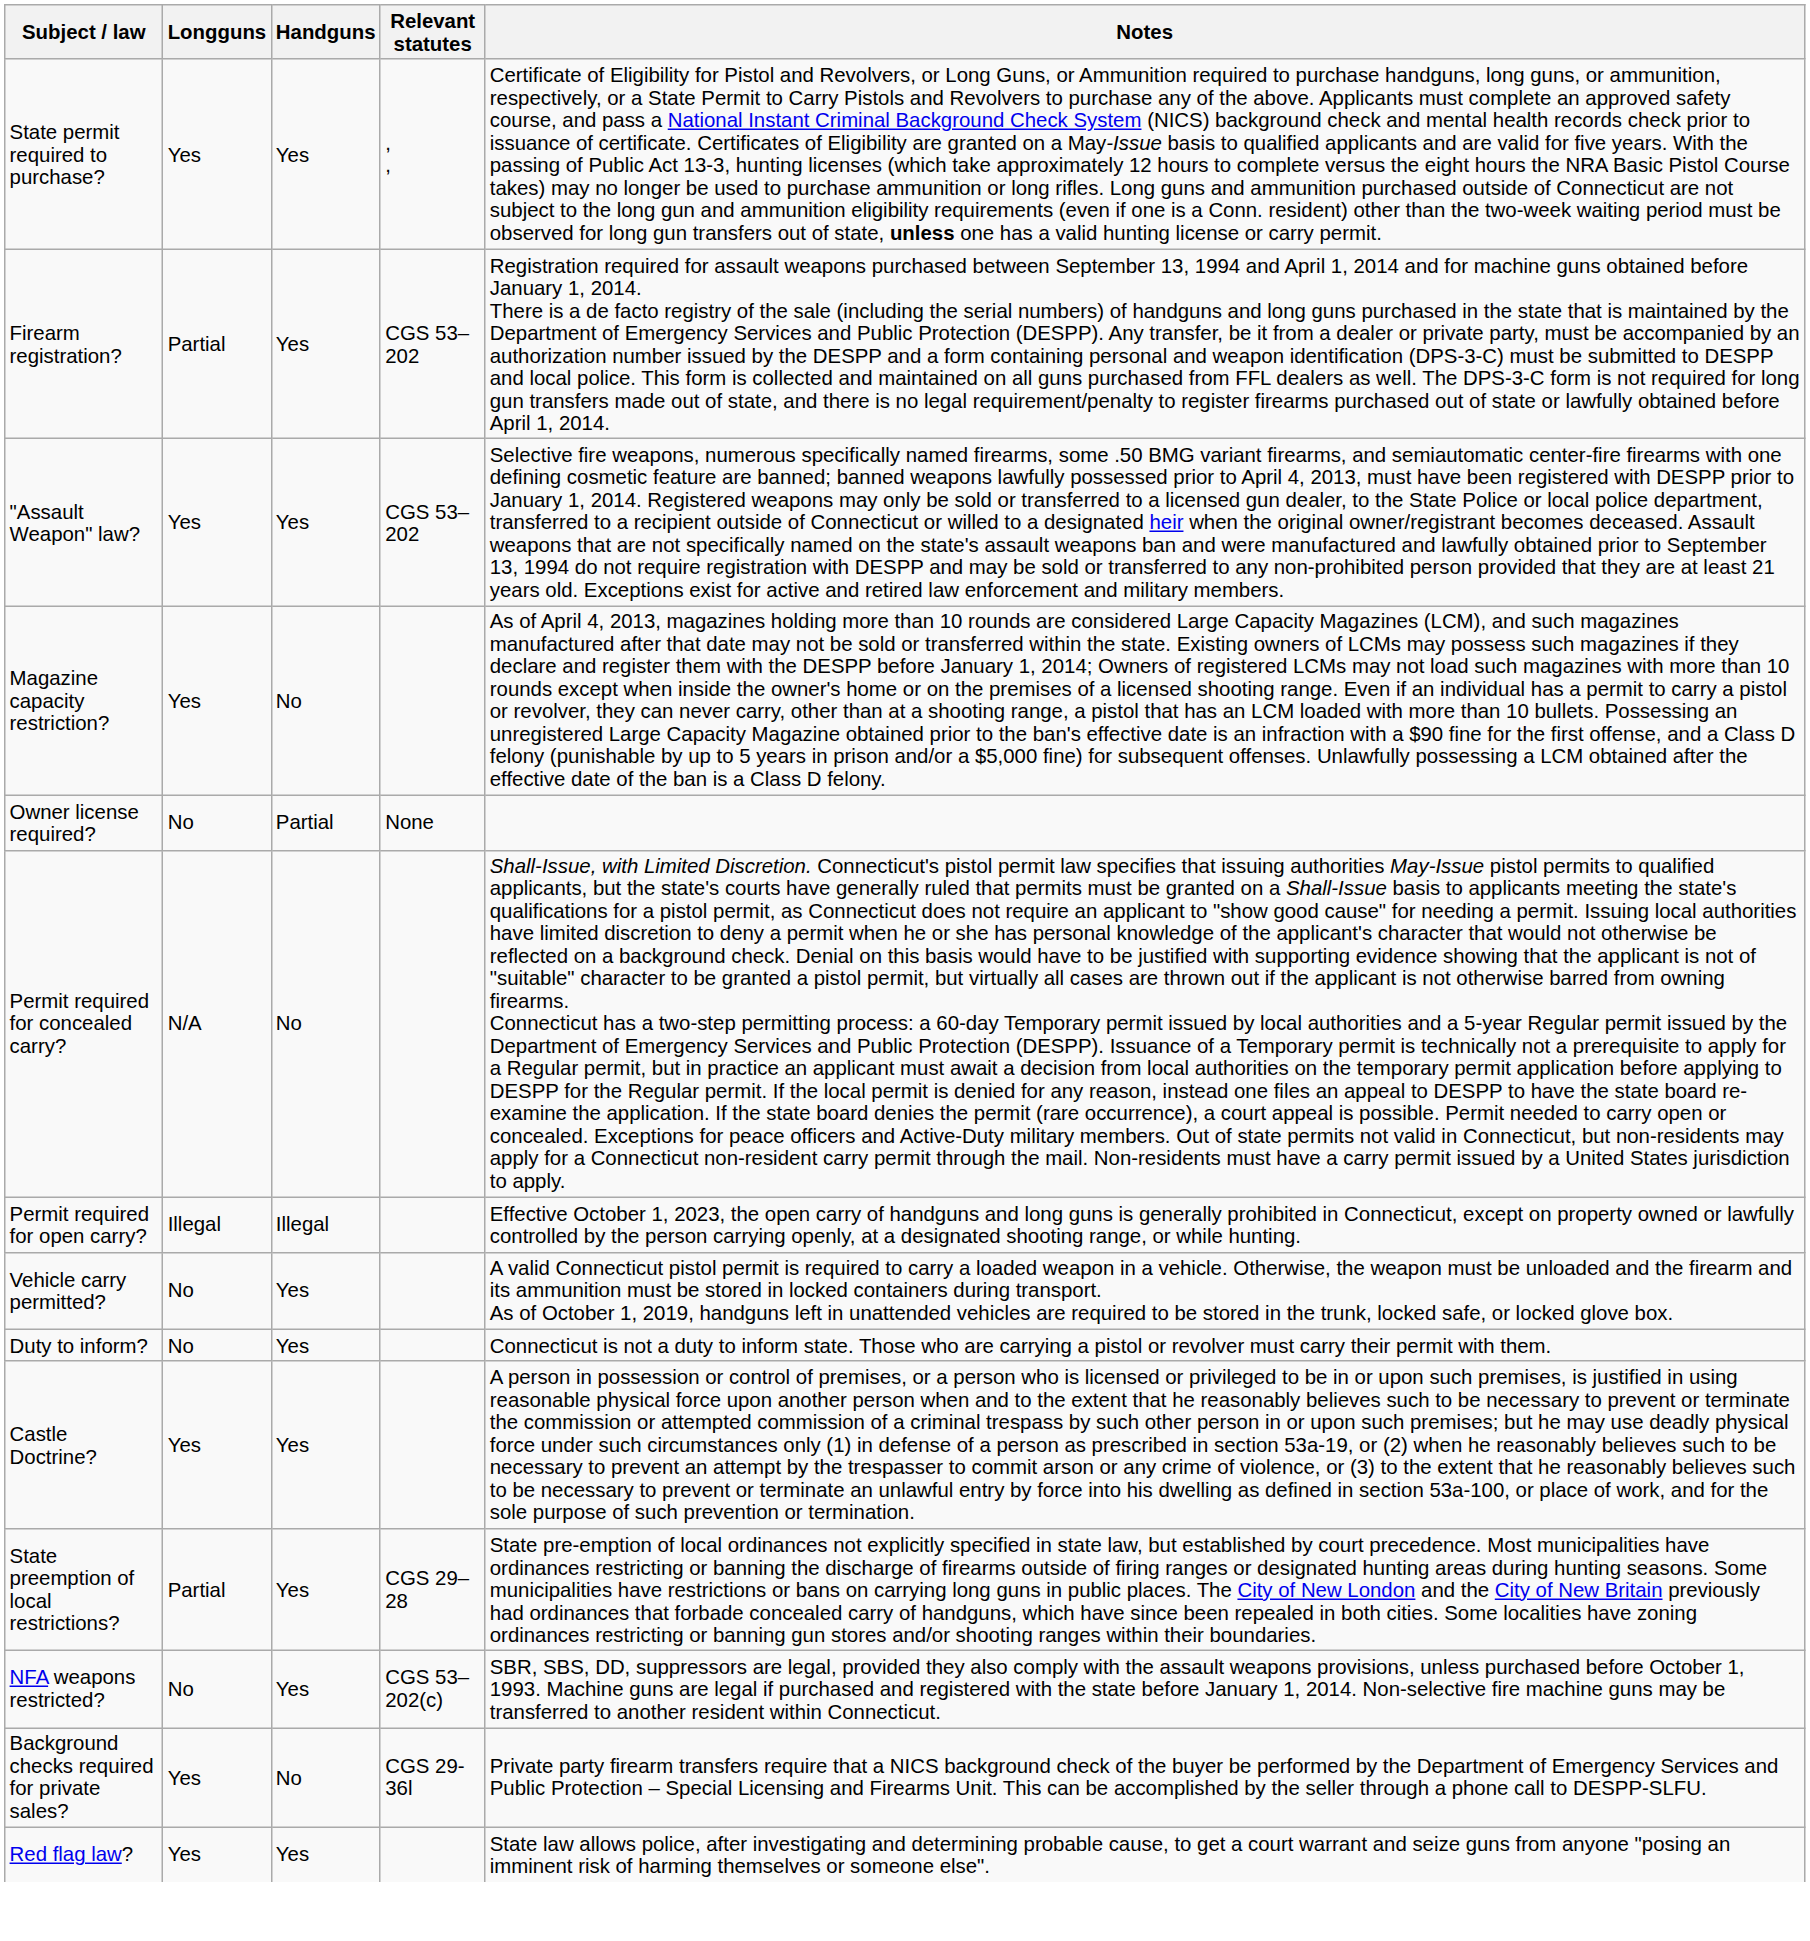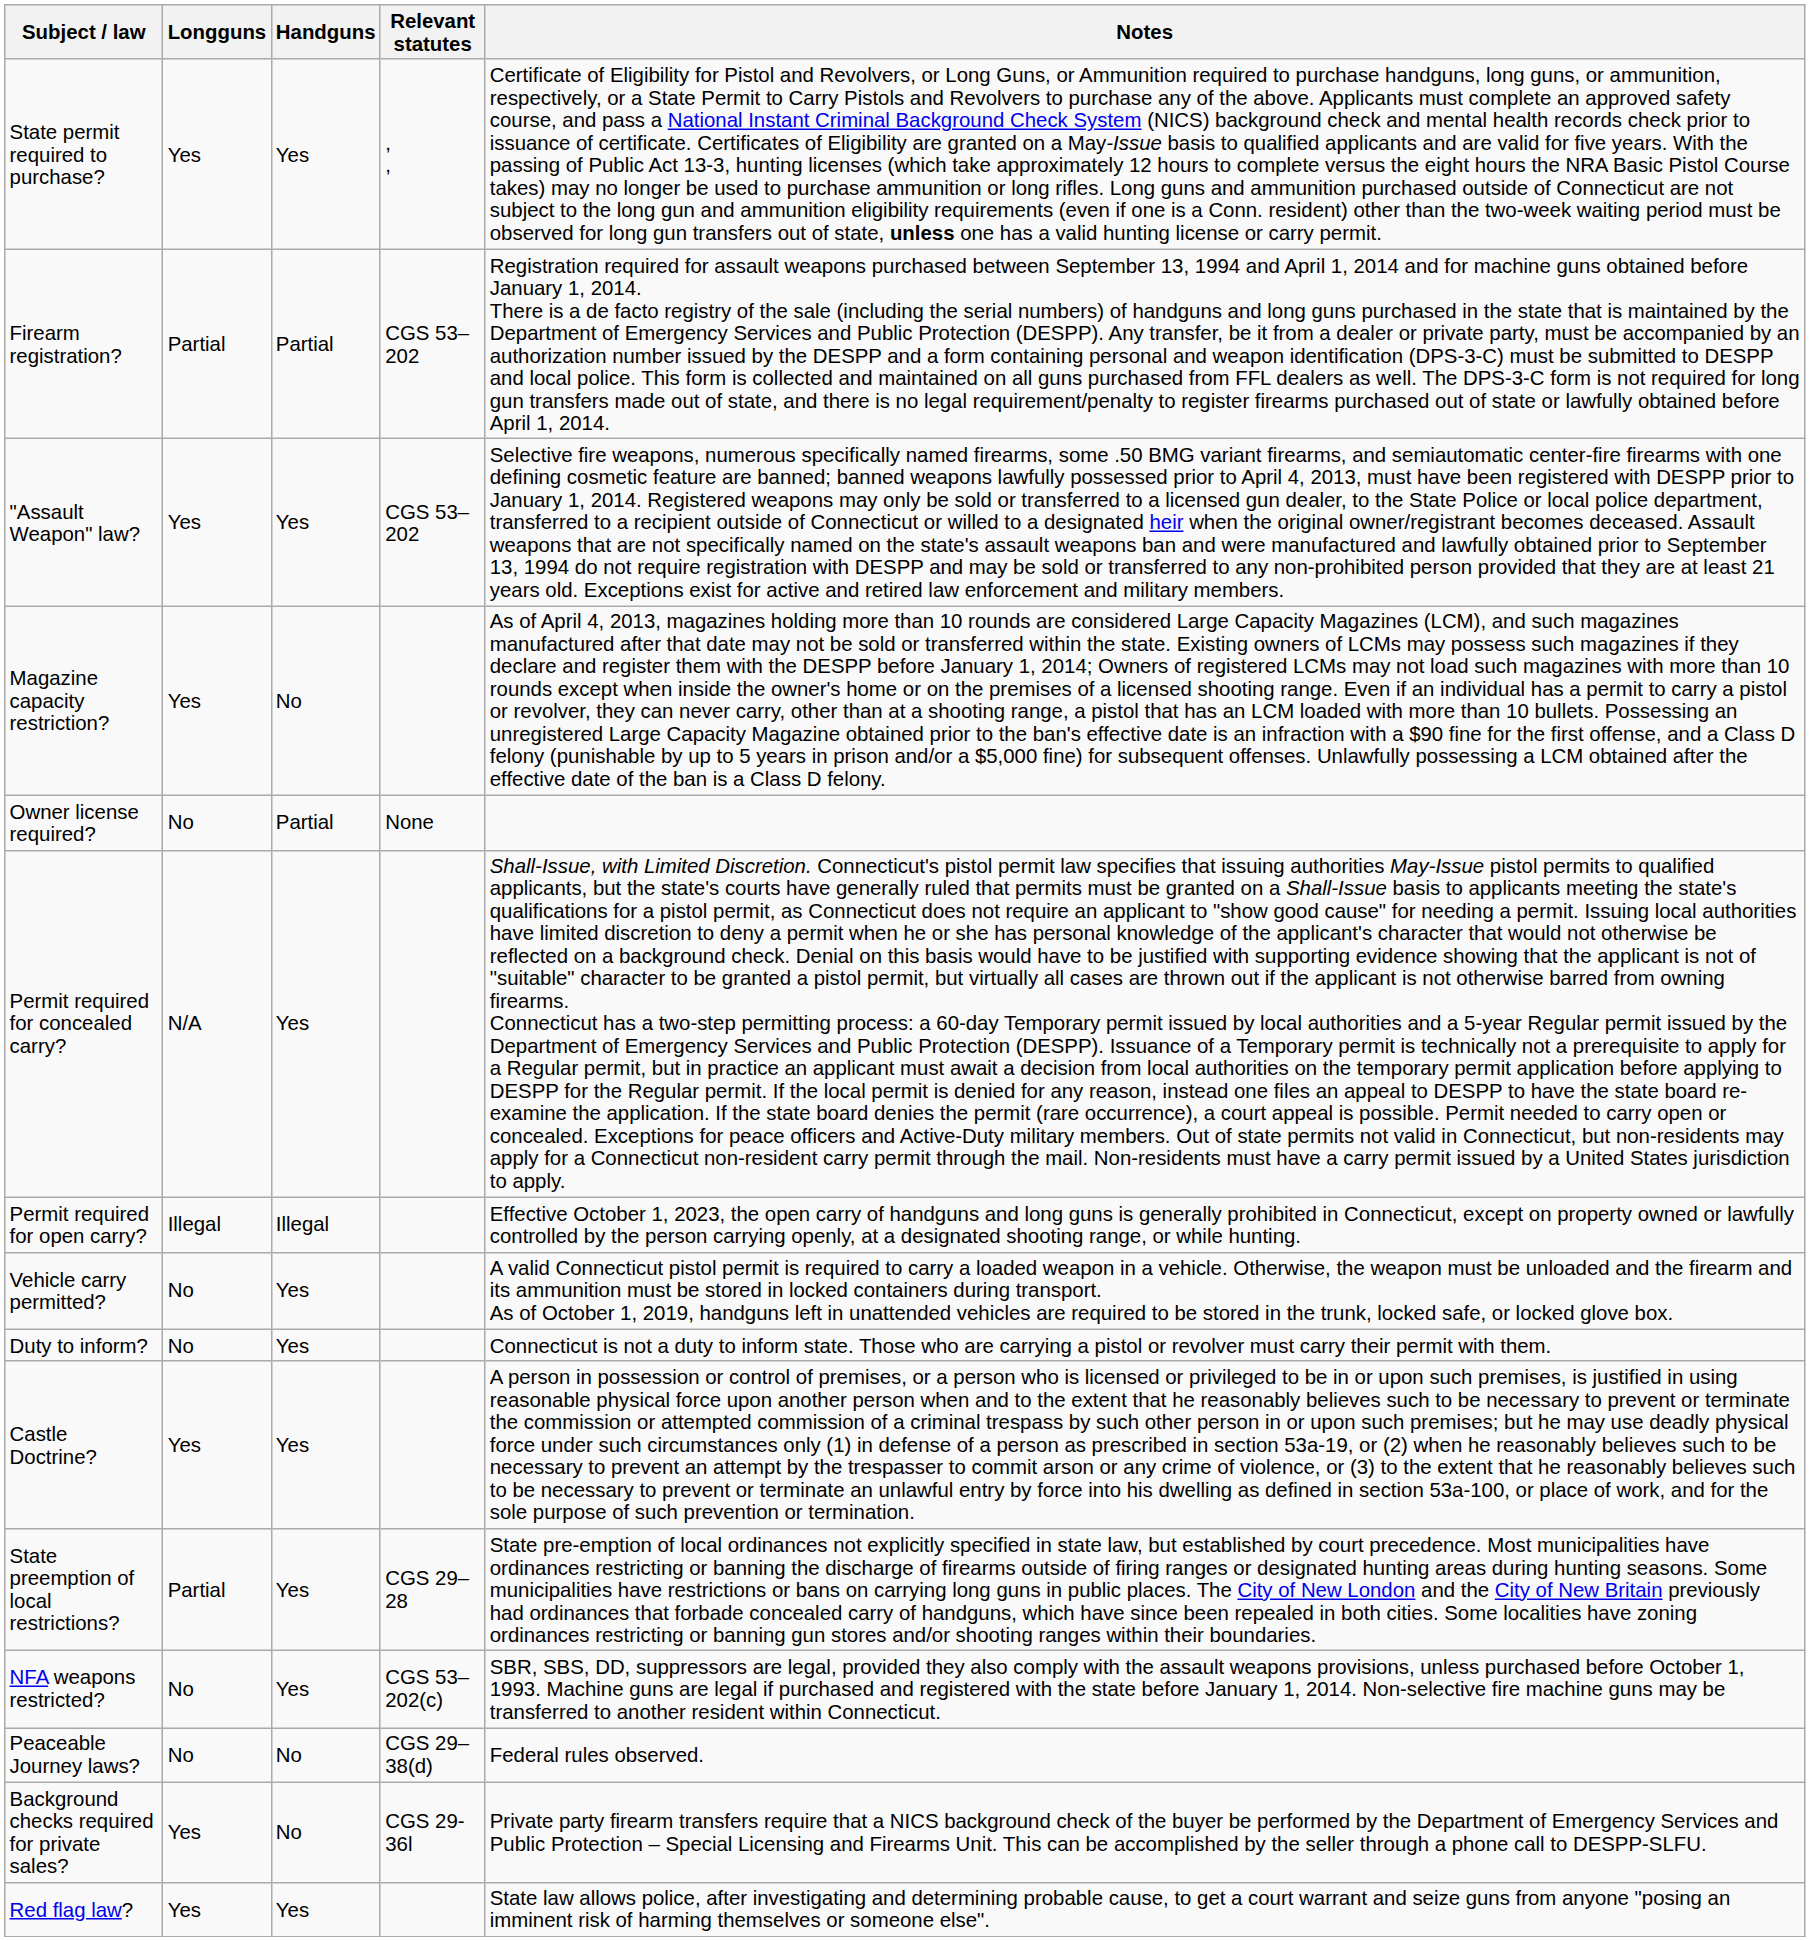(292, 343) Yes -> (305, 343) Partial
(289, 1023) No -> (292, 1023) Yes
+ row: (75, 1755)
